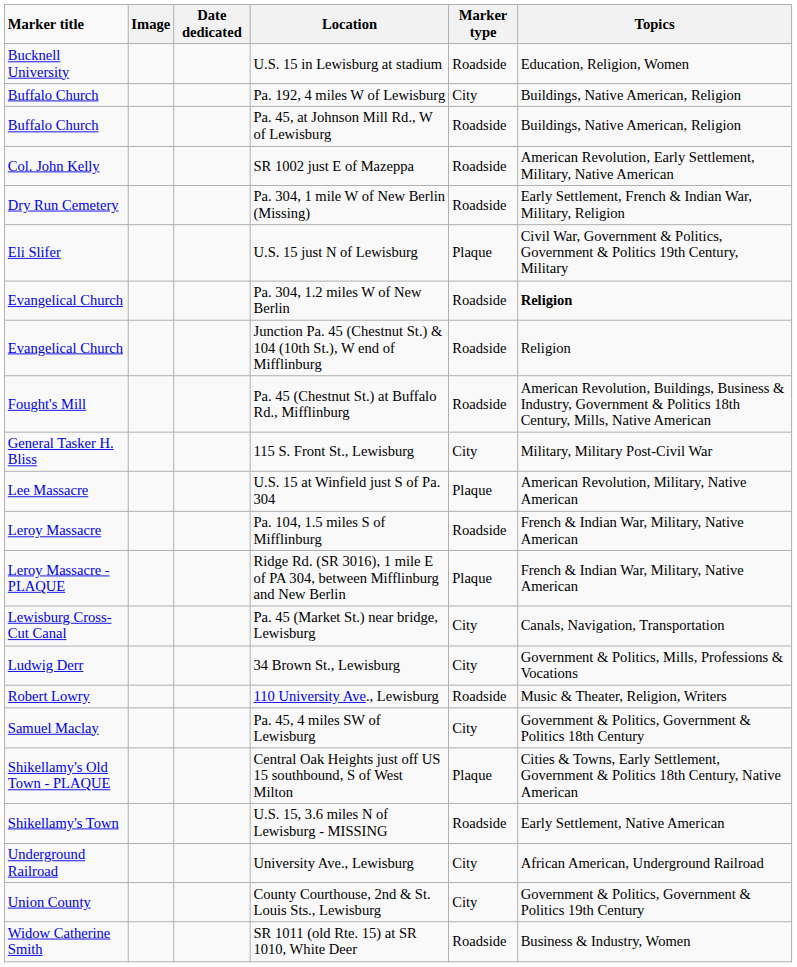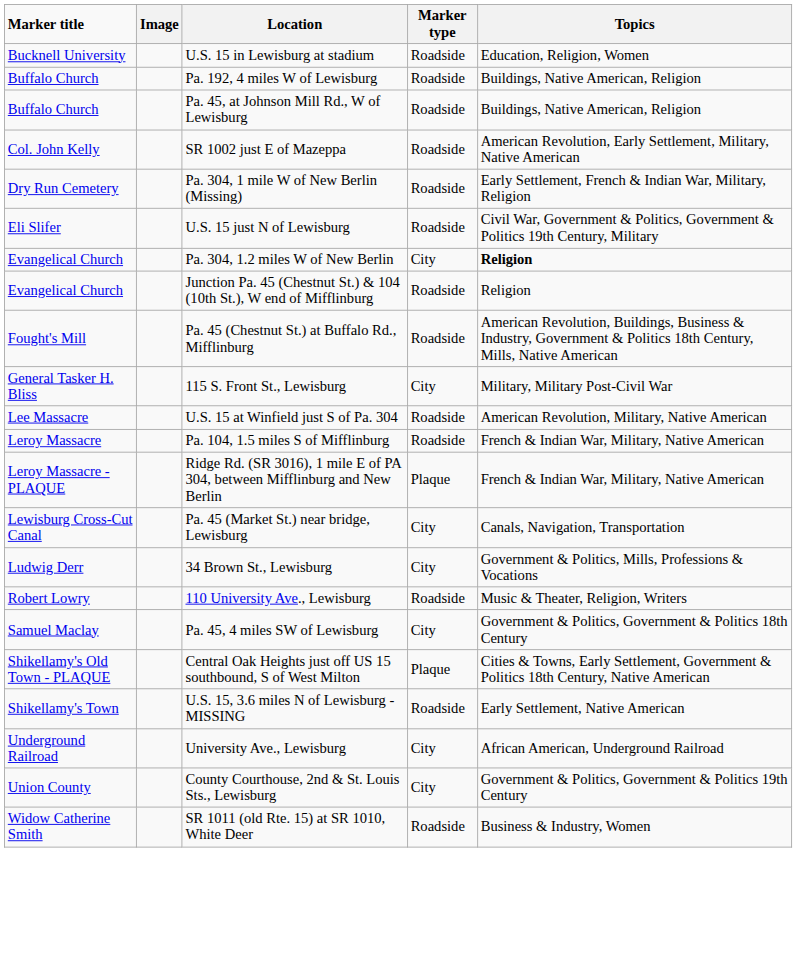- column: (212, 24)
(465, 94) City -> (438, 78) Roadside
(472, 252) Plaque -> (438, 228) Roadside
(479, 300) Roadside -> (423, 259) City
(472, 491) Plaque -> (438, 417) Roadside
